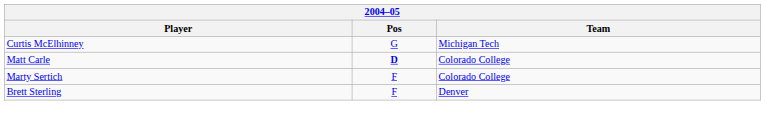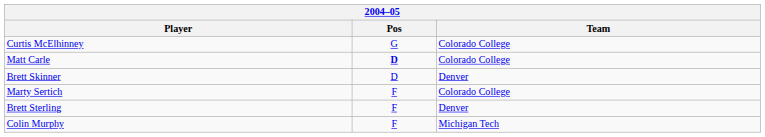(469, 44) Michigan Tech -> (474, 44) Colorado College
+ row: (34, 76)
+ row: (35, 124)
